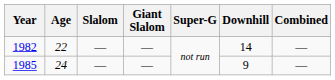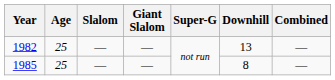(61, 46) 22 -> (61, 46) 25
(246, 46) 14 -> (246, 46) 13
(61, 65) 24 -> (61, 65) 25
(246, 65) 9 -> (246, 65) 8
